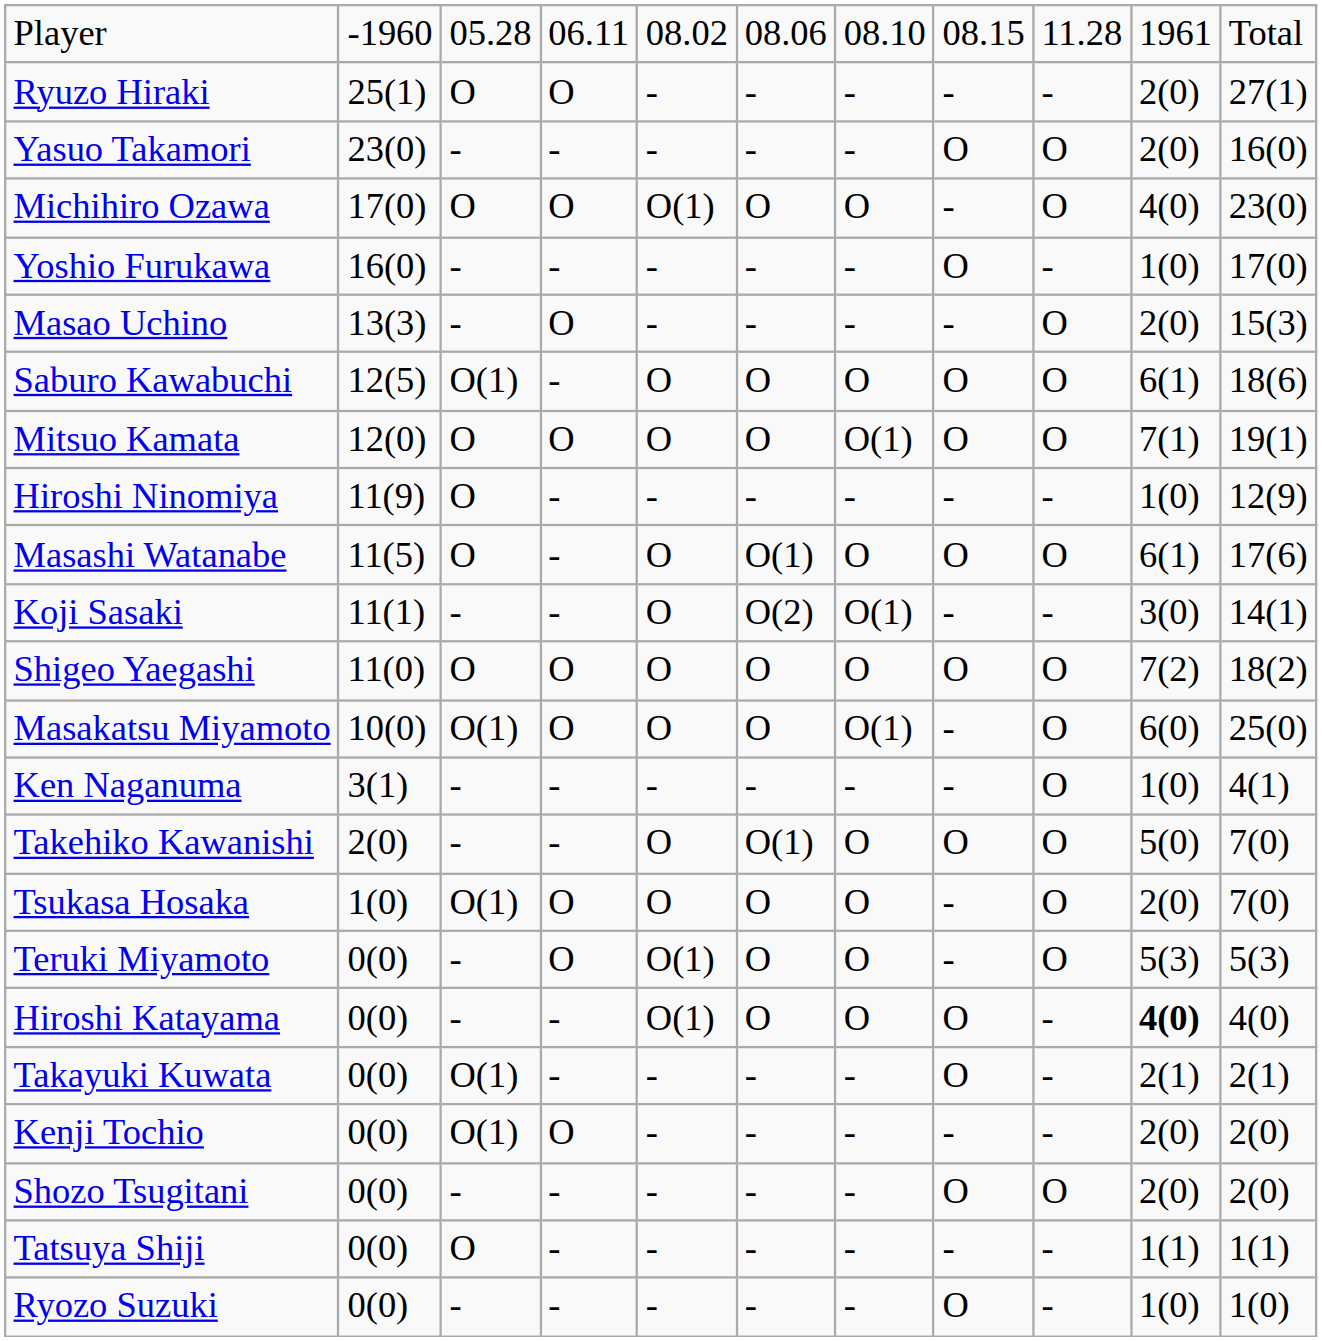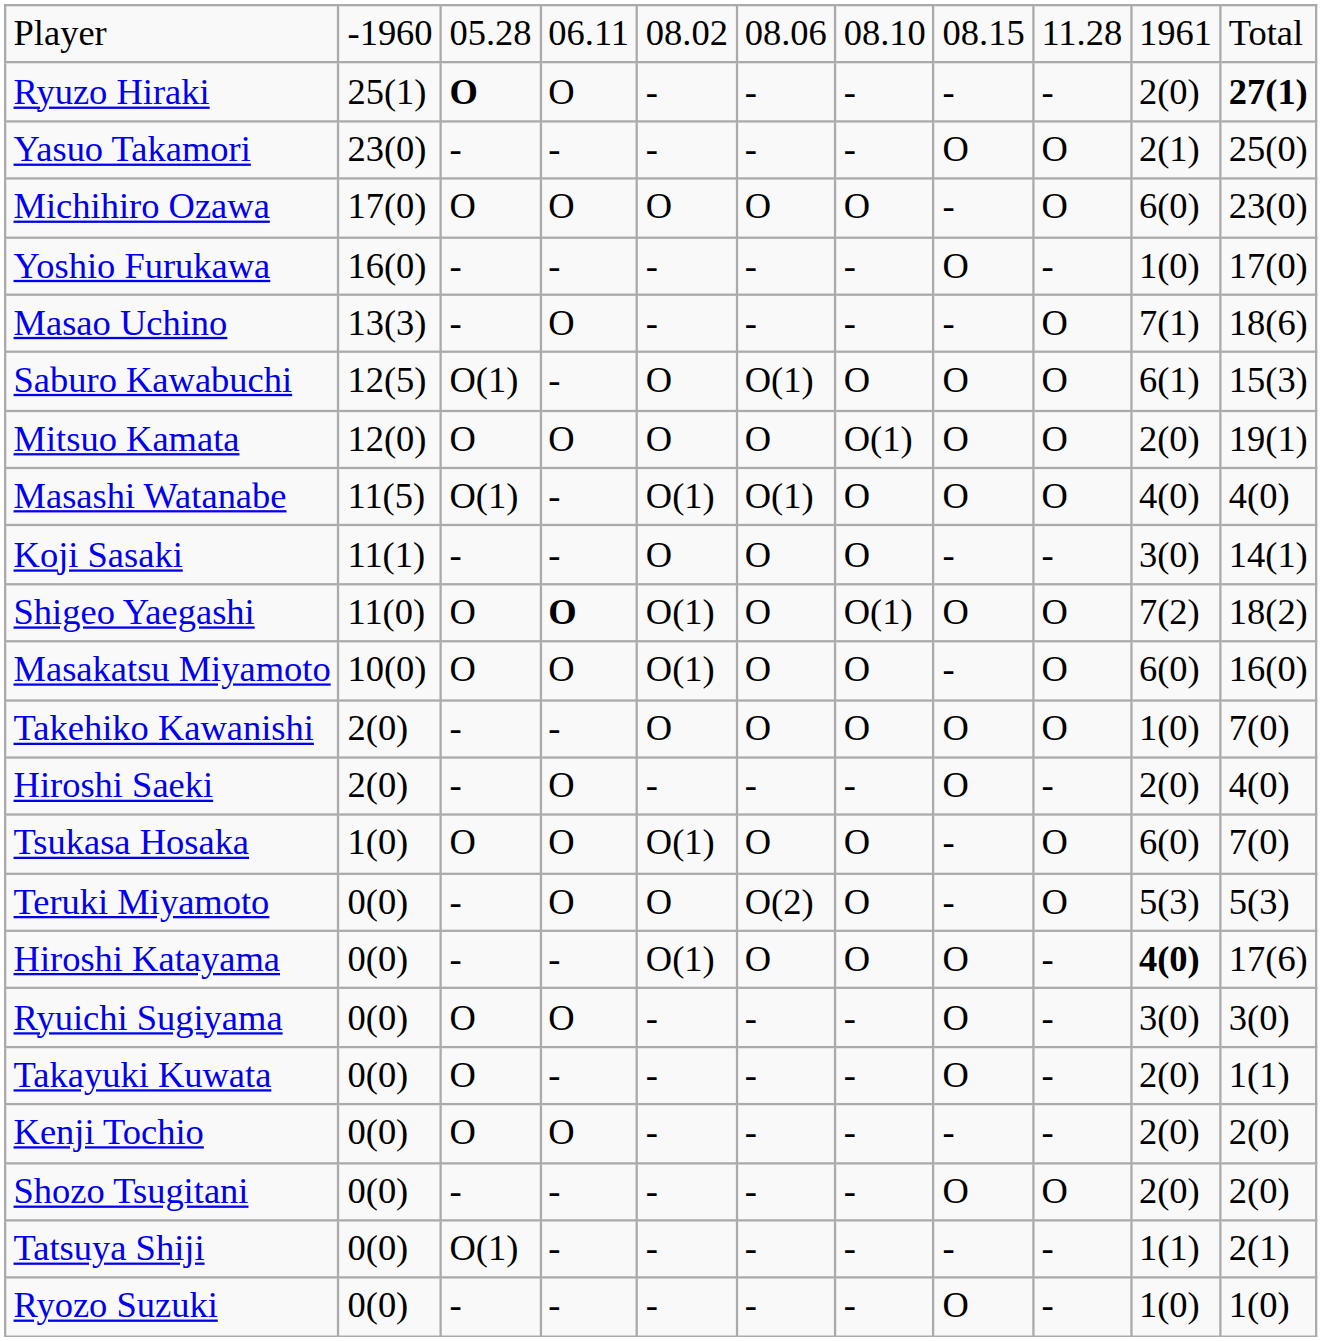(463, 91) normal -> (464, 91) bold
(1268, 91) normal -> (1268, 91) bold
(1169, 149) 2(0) -> (1169, 149) 2(1)
(1268, 149) 16(0) -> (1268, 149) 25(0)
(680, 206) O(1) -> (659, 206) O
(1169, 206) 4(0) -> (1169, 206) 6(0)
(1169, 322) 2(0) -> (1169, 322) 7(1)
(1268, 322) 15(3) -> (1268, 322) 18(6)
(758, 380) O -> (779, 380) O(1)
(1268, 380) 18(6) -> (1268, 380) 15(3)
(1169, 438) 7(1) -> (1169, 438) 2(0)
- row: (146, 496)
(463, 554) O -> (484, 496) O(1)
(659, 554) O -> (680, 496) O(1)
(1169, 554) 6(1) -> (1169, 496) 4(0)
(1268, 554) 17(6) -> (1259, 496) 4(0)
(779, 611) O(2) -> (758, 554) O
(878, 611) O(1) -> (857, 554) O
(561, 669) normal -> (563, 611) bold
(659, 669) O -> (680, 611) O(1)
(857, 669) O -> (878, 611) O(1)
(484, 727) O(1) -> (463, 669) O
(659, 727) O -> (680, 669) O(1)
(878, 727) O(1) -> (857, 669) O
(1268, 727) 25(0) -> (1268, 669) 16(0)
- row: (128, 785)
(779, 843) O(1) -> (758, 727) O
(1169, 843) 5(0) -> (1169, 727) 1(0)
+ row: (113, 785)
(484, 901) O(1) -> (463, 843) O
(659, 901) O -> (680, 843) O(1)
(1169, 901) 2(0) -> (1169, 843) 6(0)
(680, 959) O(1) -> (659, 901) O
(758, 959) O -> (779, 901) O(2)
(1259, 1016) 4(0) -> (1268, 959) 17(6)
+ row: (148, 1016)
(484, 1074) O(1) -> (463, 1074) O
(1169, 1074) 2(1) -> (1169, 1074) 2(0)
(1259, 1074) 2(1) -> (1259, 1074) 1(1)
(484, 1132) O(1) -> (463, 1132) O
(463, 1248) O -> (484, 1248) O(1)
(1259, 1248) 1(1) -> (1259, 1248) 2(1)
